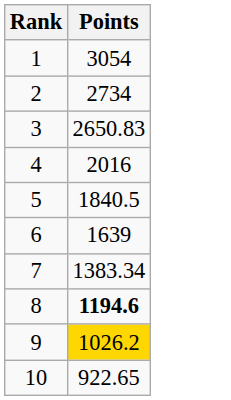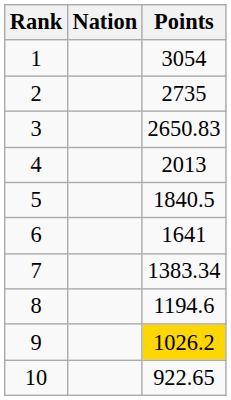+ column: (105, 22)
(109, 93) 2734 -> (184, 93) 2735
(109, 164) 2016 -> (184, 164) 2013
(109, 235) 1639 -> (184, 235) 1641
(109, 306) bold -> (184, 306) normal
